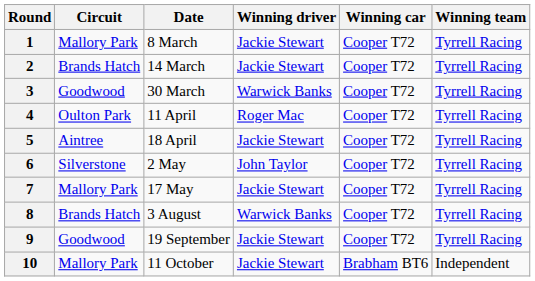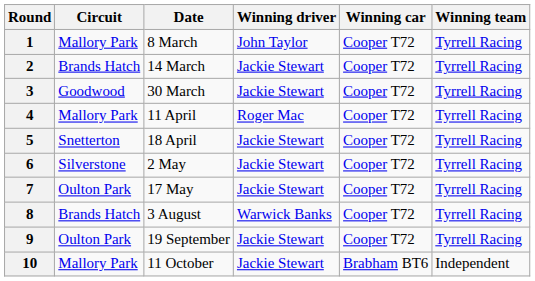(280, 41) Jackie Stewart -> (272, 41) John Taylor
(284, 91) Warwick Banks -> (280, 91) Jackie Stewart
(95, 116) Oulton Park -> (98, 116) Mallory Park
(81, 140) Aintree -> (89, 140) Snetterton
(272, 165) John Taylor -> (280, 165) Jackie Stewart
(98, 190) Mallory Park -> (95, 190) Oulton Park
(92, 239) Goodwood -> (95, 239) Oulton Park
